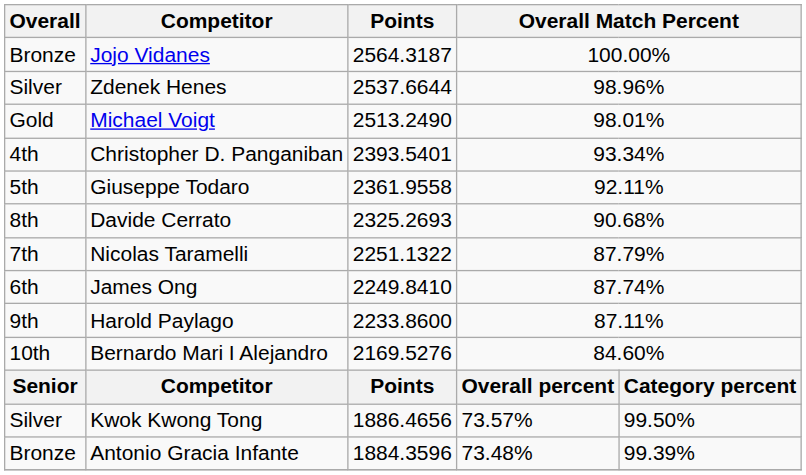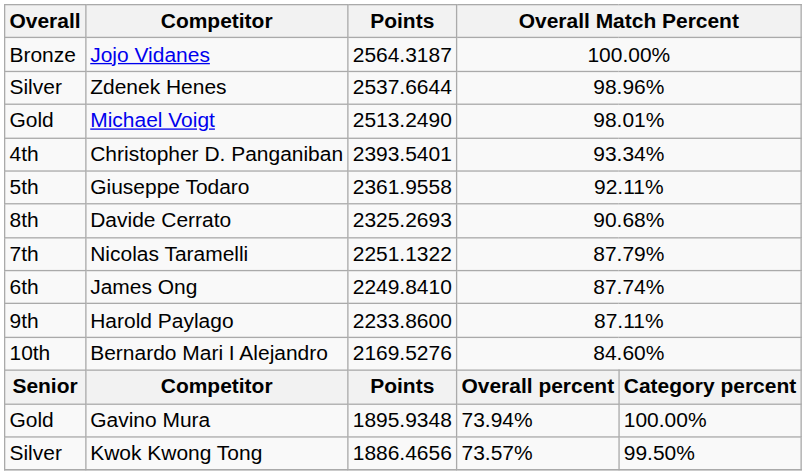+ row: (150, 420)
- row: (195, 453)
